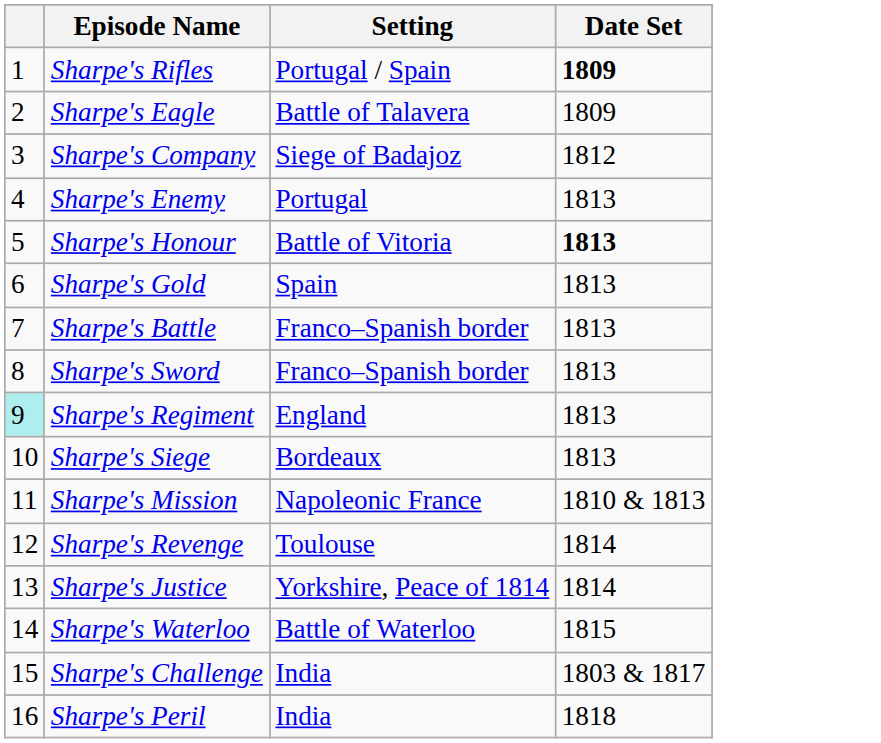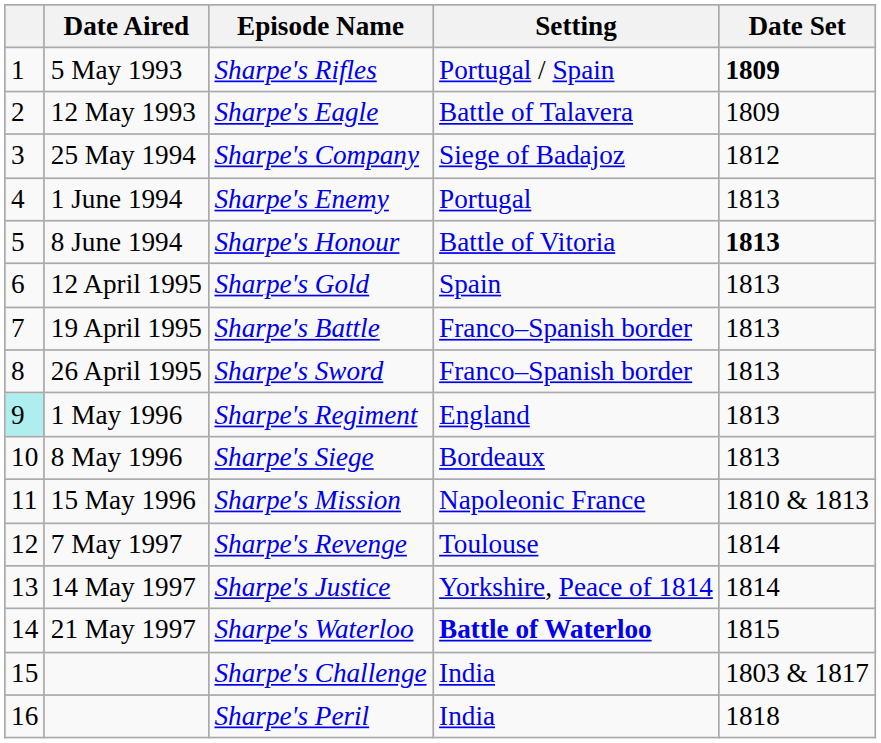+ column: (126, 26)
(375, 629) normal -> (545, 629) bold
